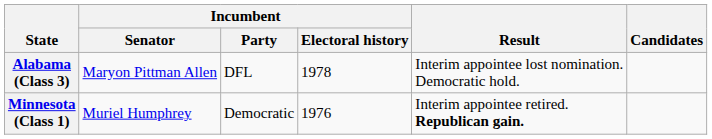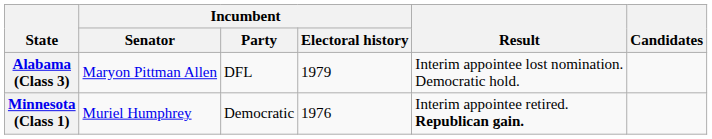(316, 72) 1978 -> (316, 72) 1979
